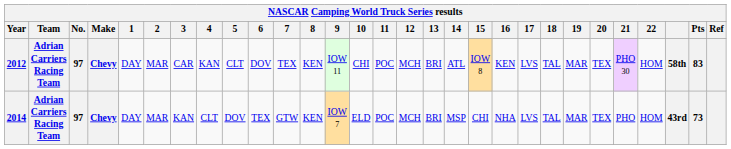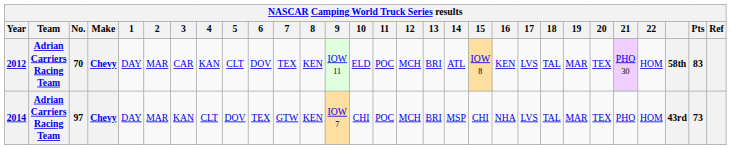(78, 64) 97 -> (78, 64) 70
(361, 64) CHI -> (361, 64) ELD
(361, 118) ELD -> (361, 118) CHI
